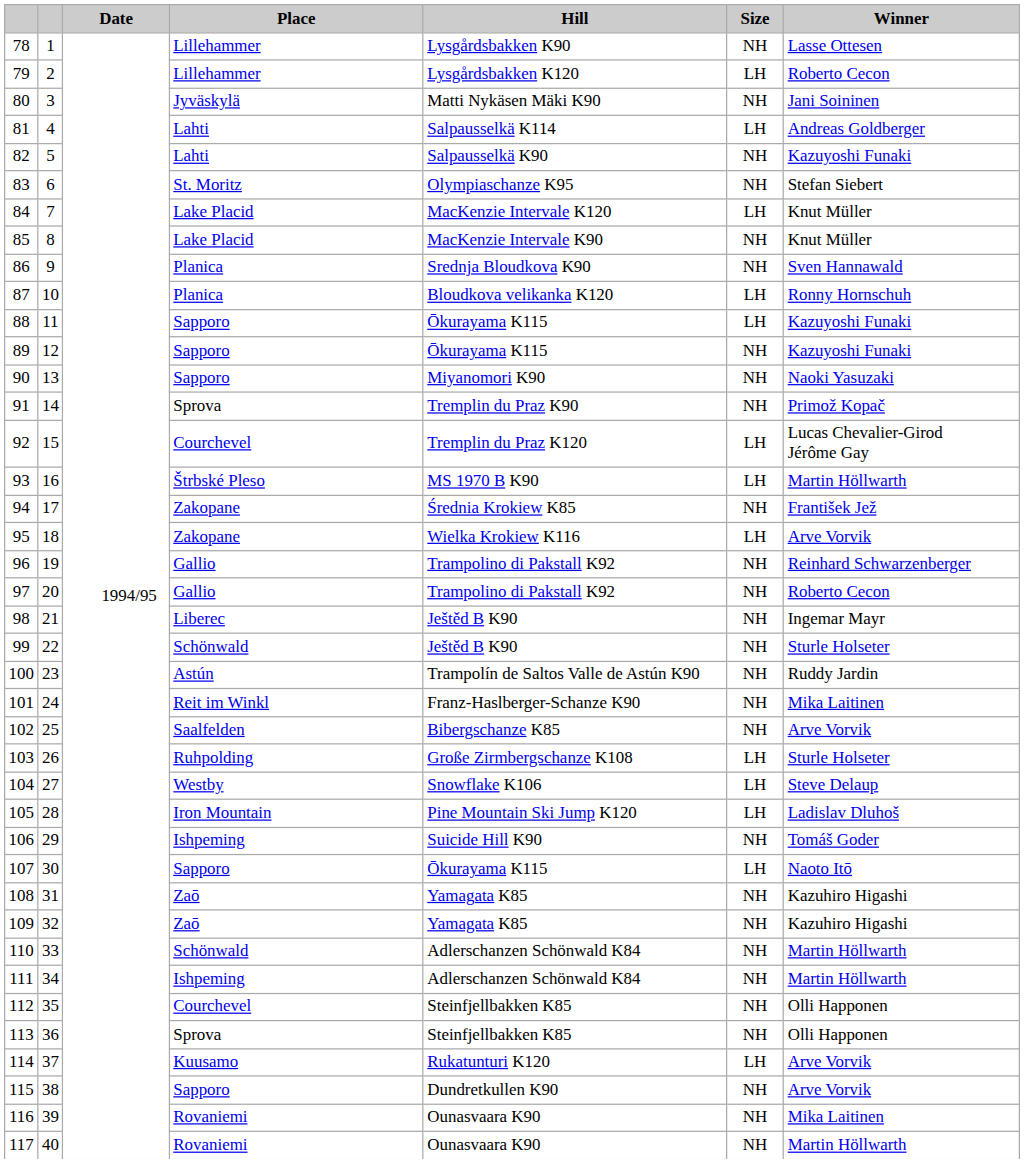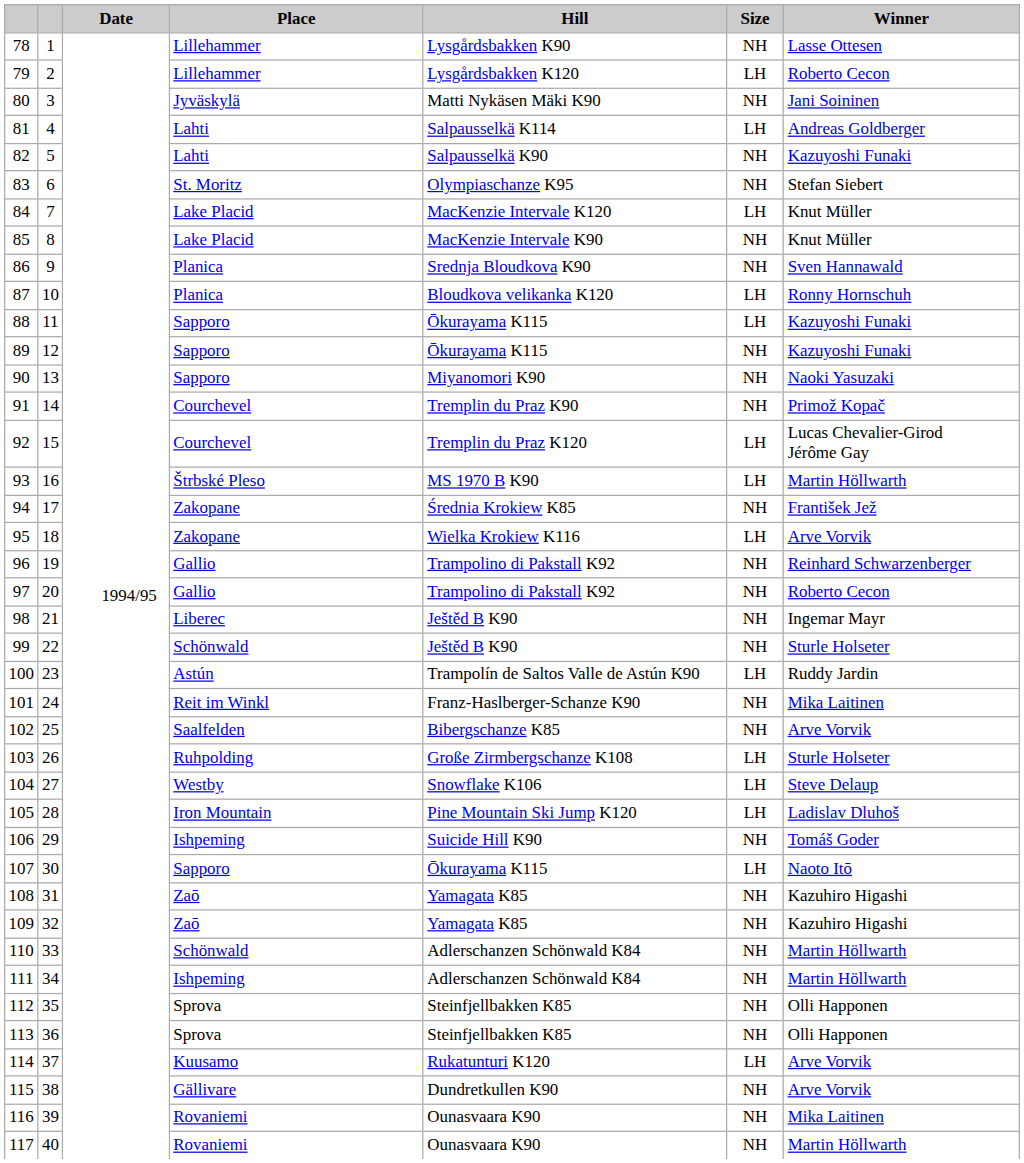(197, 405) Sprova -> (212, 405) Courchevel
(755, 674) NH -> (755, 674) LH
(212, 1006) Courchevel -> (197, 1006) Sprova
(201, 1089) Sapporo -> (205, 1089) Gällivare
